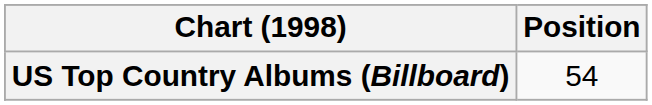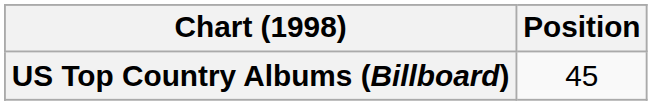(582, 75) 54 -> (582, 75) 45
